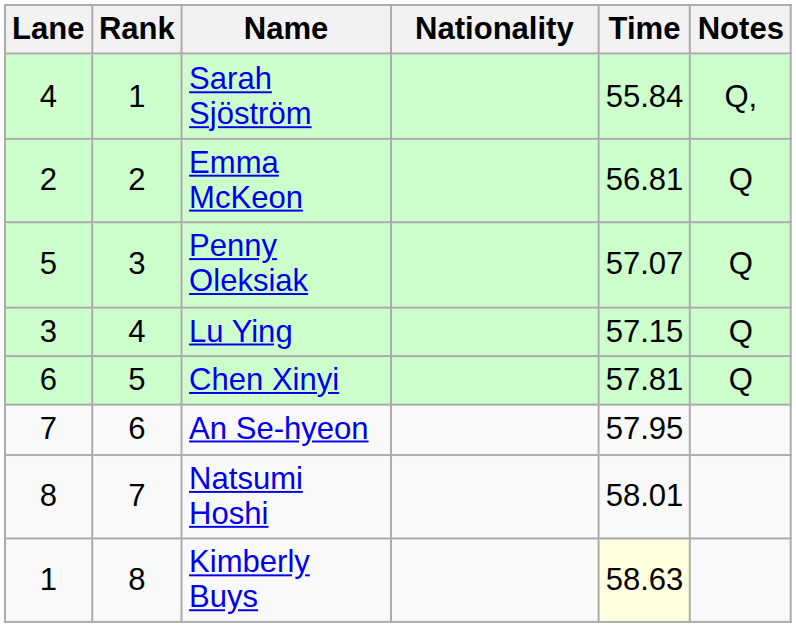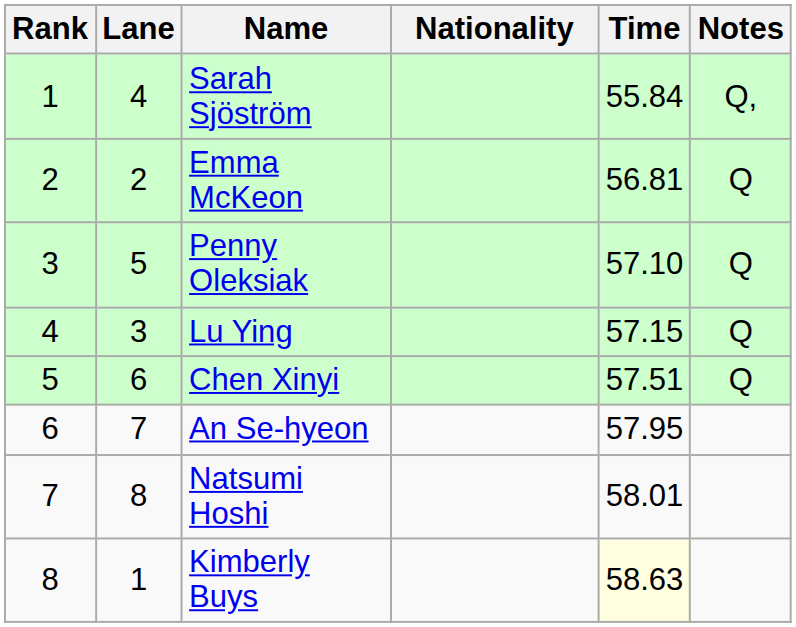columns swapped: (137, 29) <-> (48, 29)
(645, 264) 57.07 -> (645, 264) 57.10
(645, 380) 57.81 -> (645, 380) 57.51
